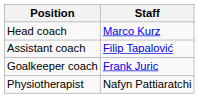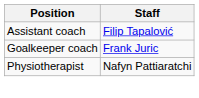- row: (37, 31)
